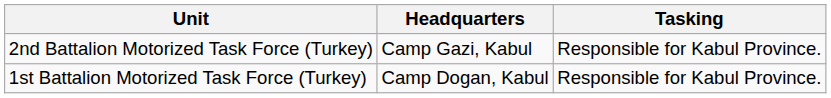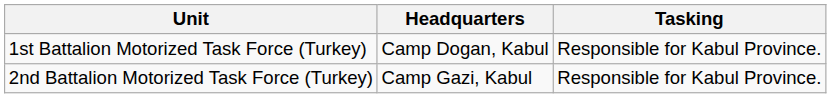rows swapped: (188, 78) <-> (191, 48)
